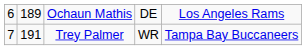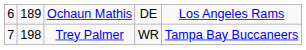(31, 34) 191 -> (31, 34) 198
